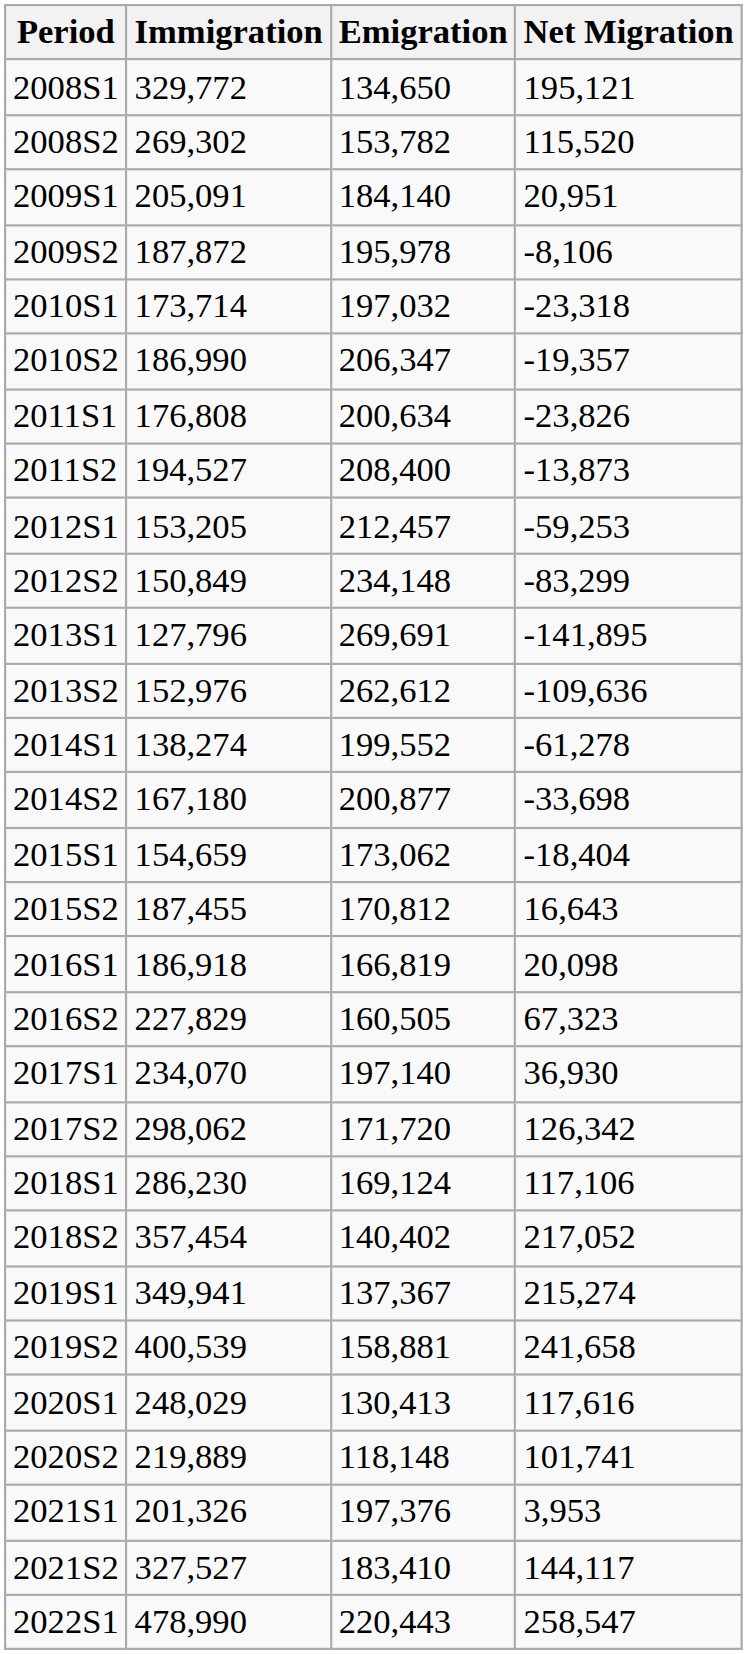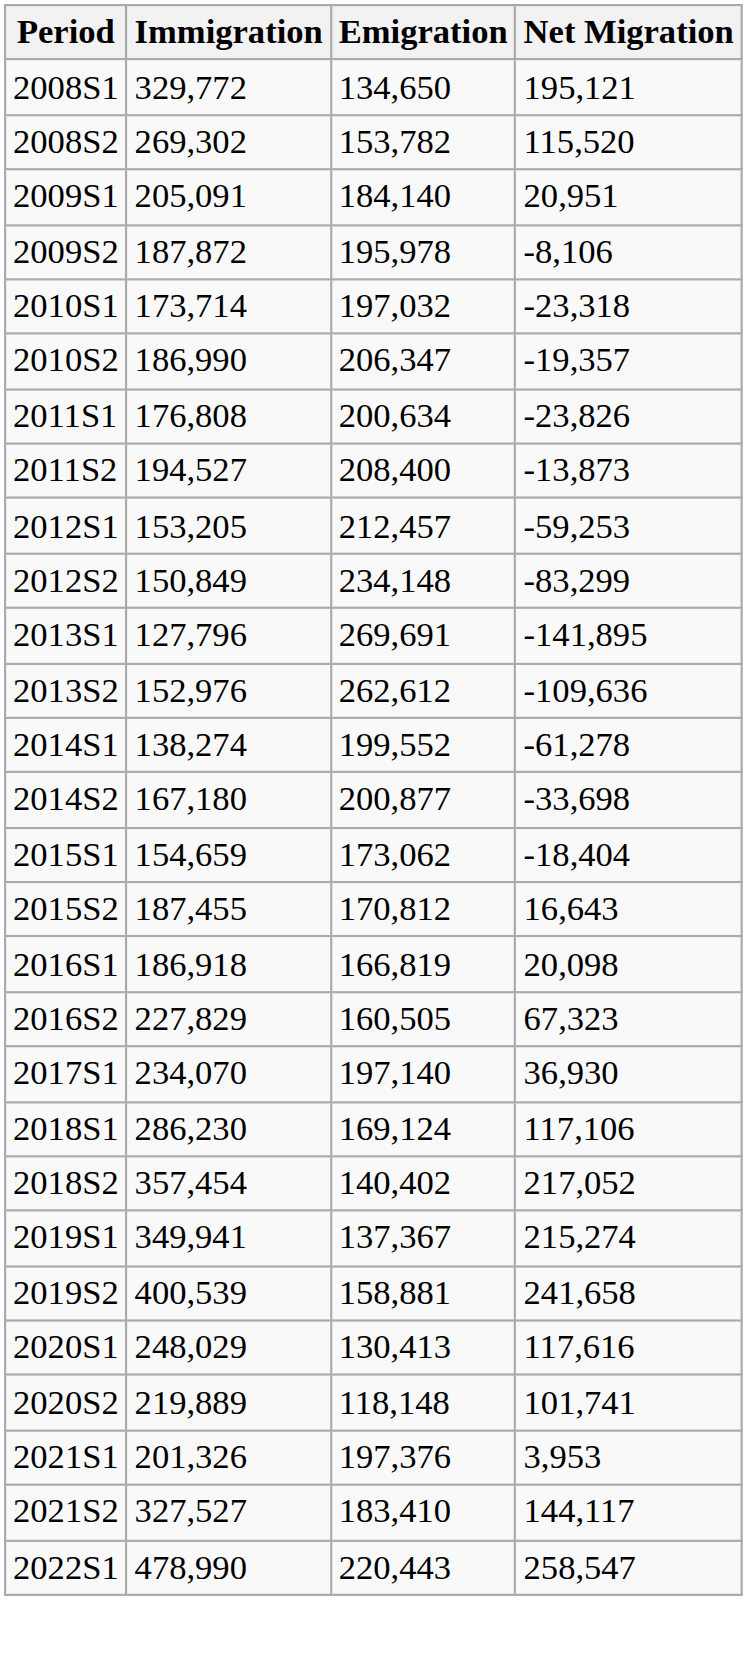- row: (66, 1128)
